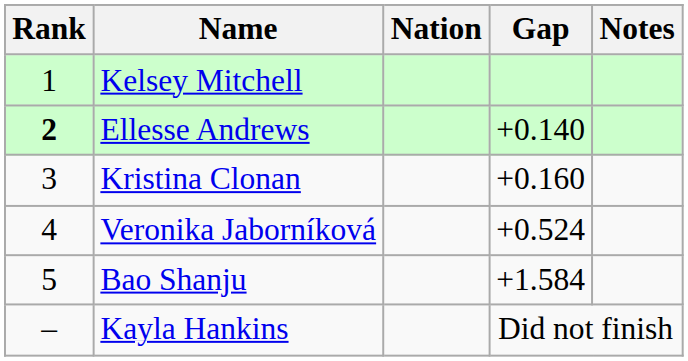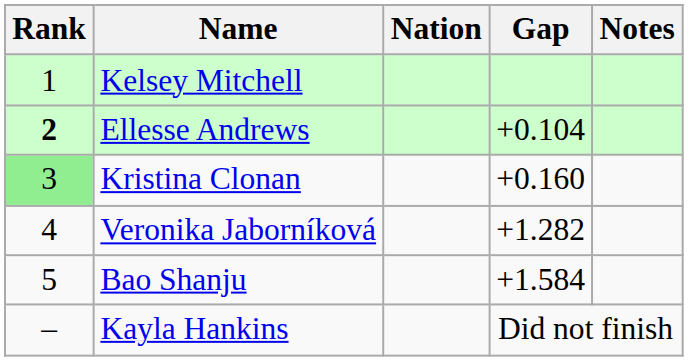(541, 129) +0.140 -> (541, 129) +0.104
(49, 179) no background -> (49, 179) lightgreen background
(541, 229) +0.524 -> (541, 229) +1.282
